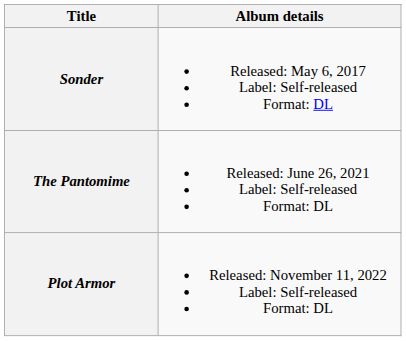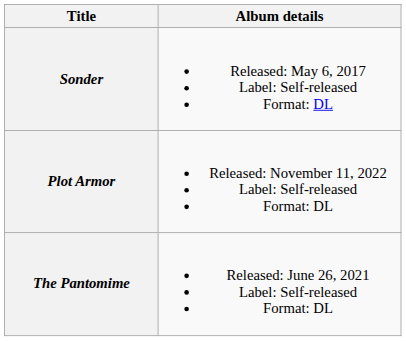rows swapped: (81, 181) <-> (81, 284)
